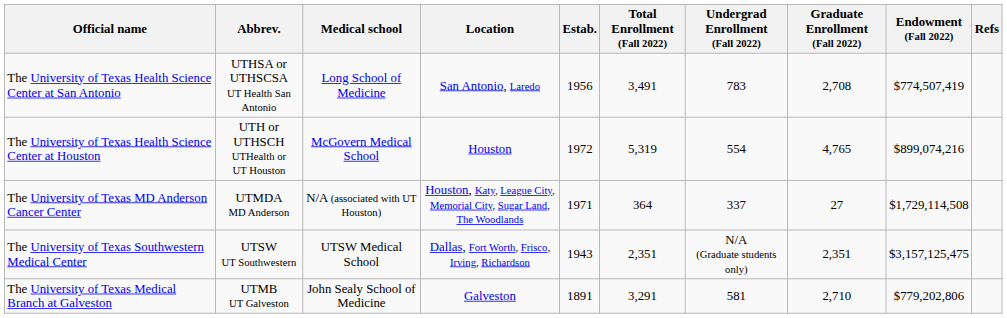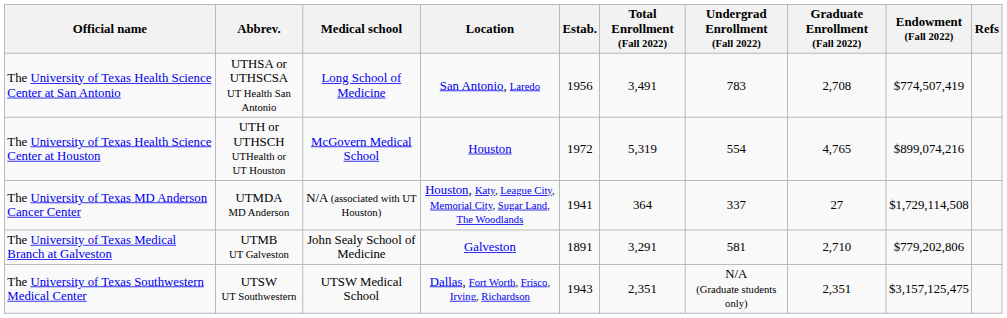(580, 205) 1971 -> (580, 205) 1941
rows swapped: (92, 296) <-> (106, 254)
